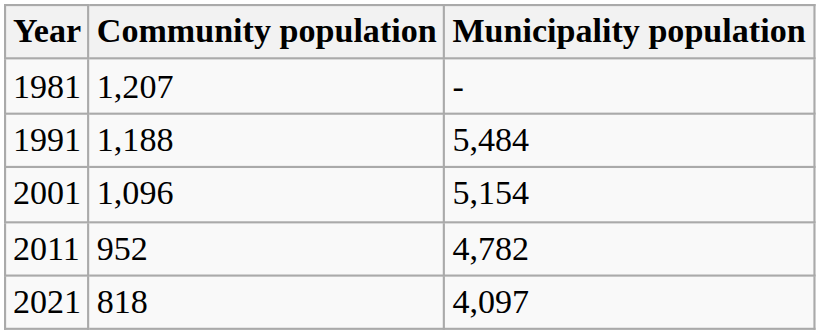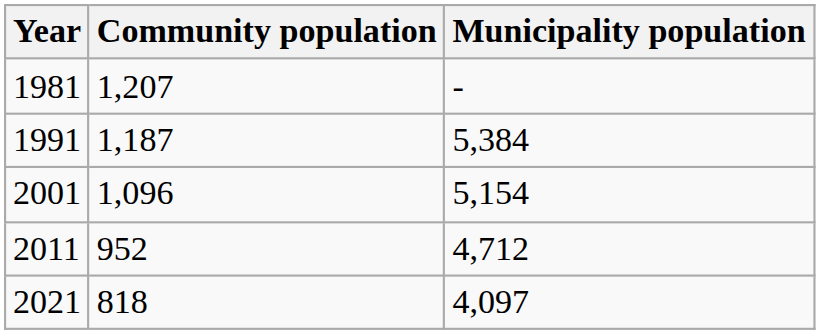(135, 139) 1,188 -> (135, 139) 1,187
(491, 139) 5,484 -> (491, 139) 5,384
(491, 247) 4,782 -> (491, 247) 4,712
